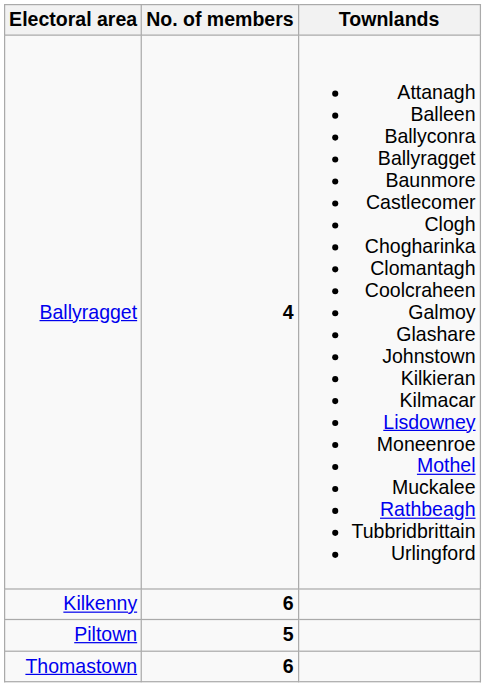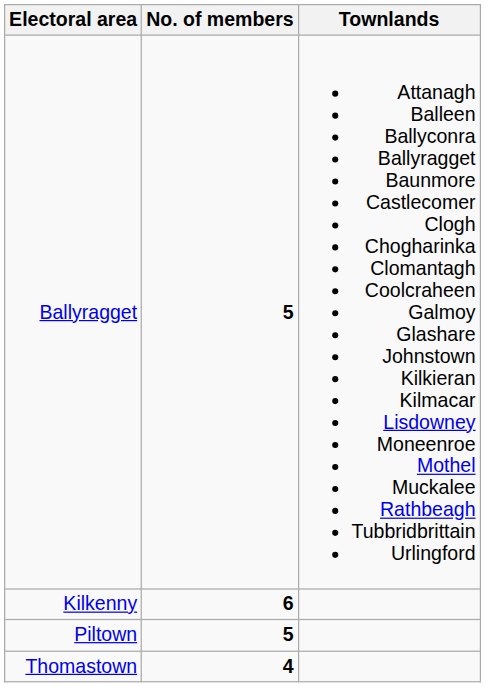(288, 312) 4 -> (288, 312) 5
(288, 665) 6 -> (288, 665) 4
